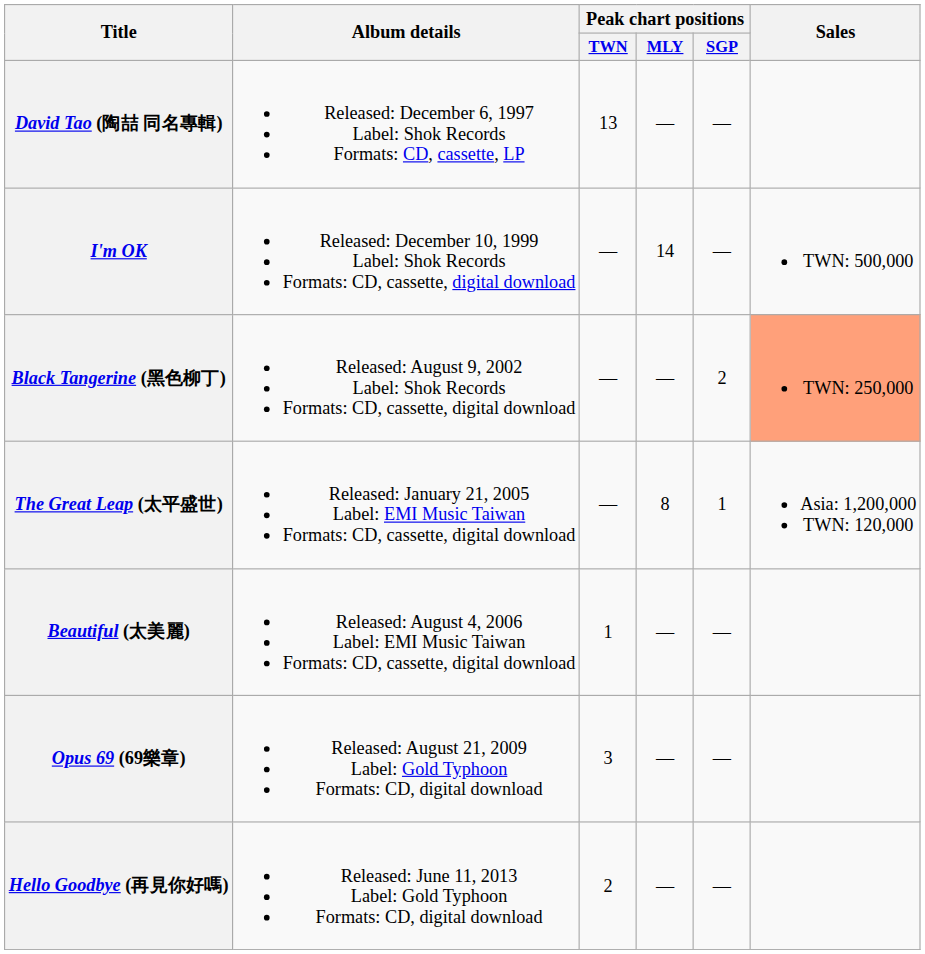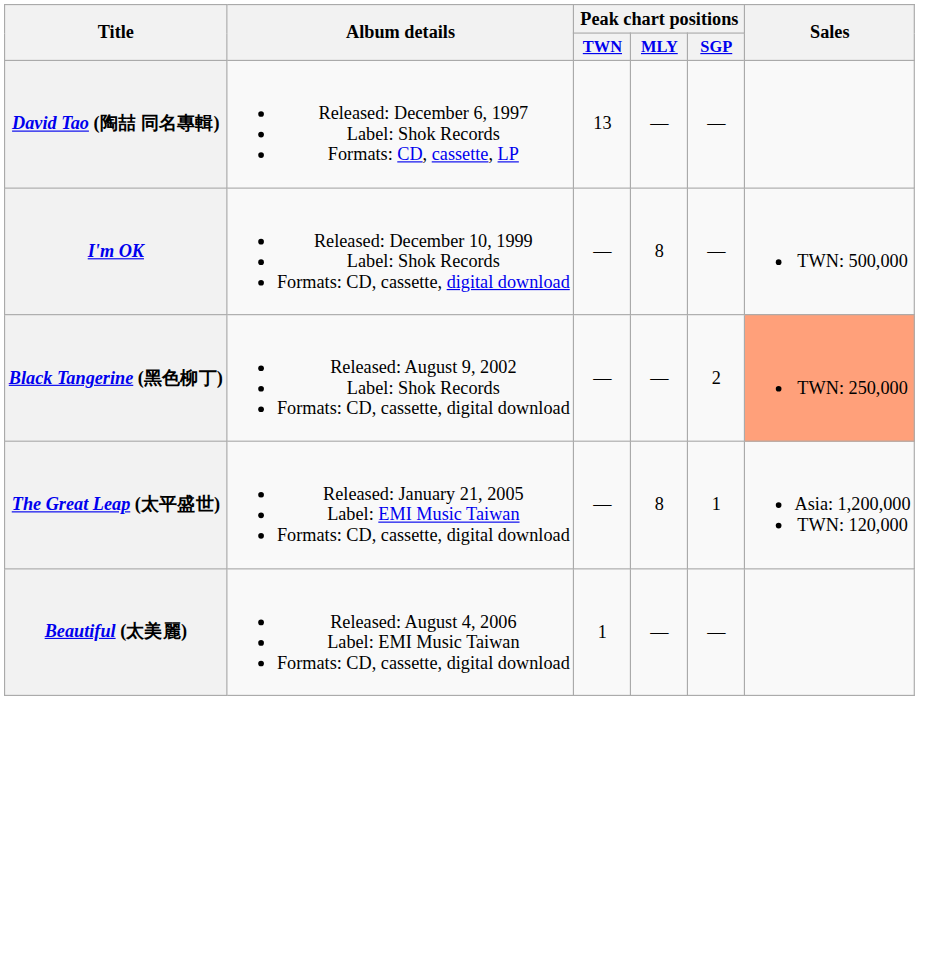(665, 250) 14 -> (659, 250) 8
- row: (119, 758)
- row: (119, 885)
